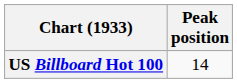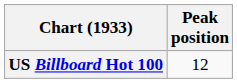(200, 64) 14 -> (200, 64) 12
